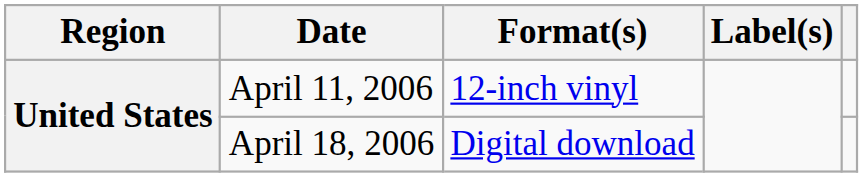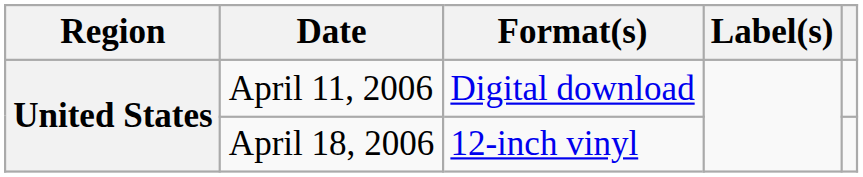(544, 87) 12-inch vinyl -> (573, 87) Digital download
(573, 143) Digital download -> (544, 143) 12-inch vinyl
